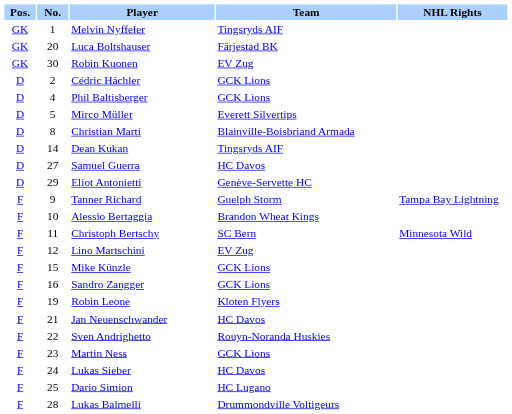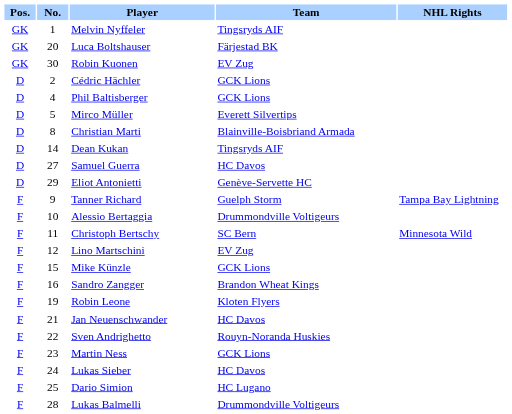(268, 216) Brandon Wheat Kings -> (278, 216) Drummondville Voltigeurs
(244, 285) GCK Lions -> (268, 285) Brandon Wheat Kings
